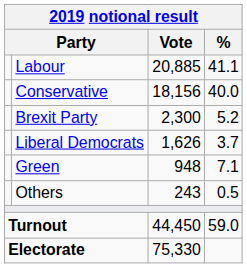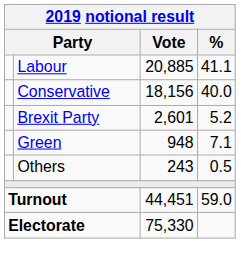(181, 117) 2,300 -> (174, 117) 2,601
- row: (80, 142)
(177, 225) 44,450 -> (169, 200) 44,451
